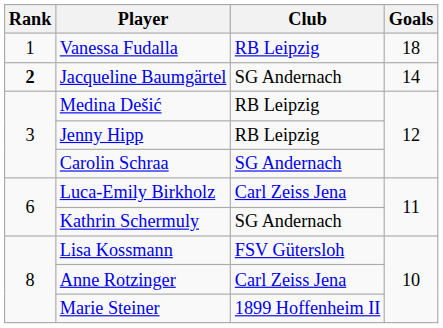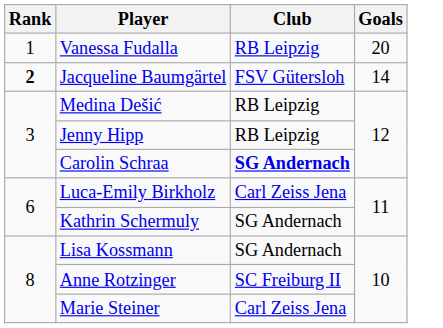(411, 47) 18 -> (381, 47) 20
(288, 76) SG Andernach -> (290, 76) FSV Gütersloh
(288, 163) normal -> (292, 163) bold
(290, 250) FSV Gütersloh -> (288, 250) SG Andernach
(291, 279) Carl Zeiss Jena -> (288, 279) SC Freiburg II
(308, 308) 1899 Hoffenheim II -> (291, 308) Carl Zeiss Jena
